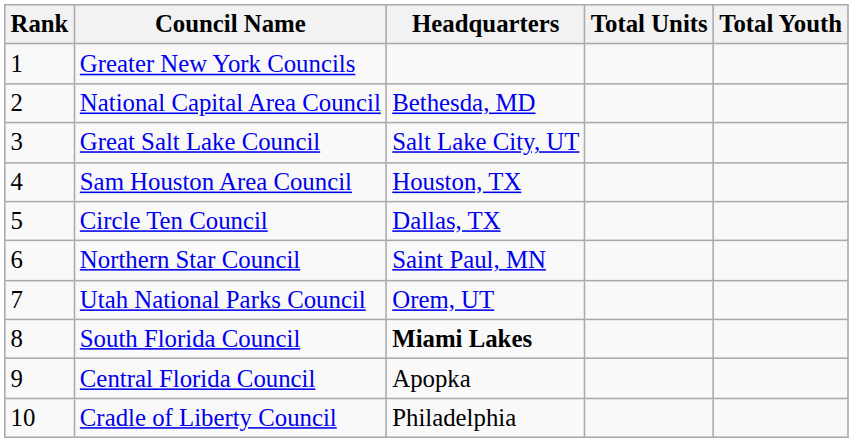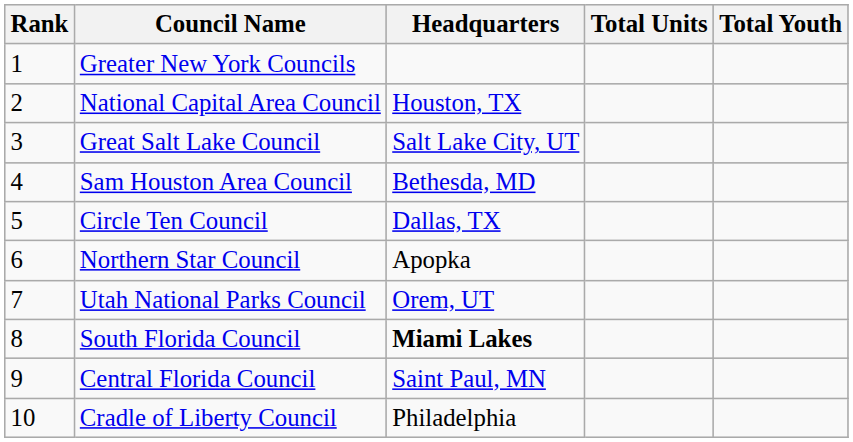(464, 102) Bethesda, MD -> (457, 102) Houston, TX
(457, 181) Houston, TX -> (464, 181) Bethesda, MD
(469, 260) Saint Paul, MN -> (431, 260) Apopka
(431, 378) Apopka -> (469, 378) Saint Paul, MN
